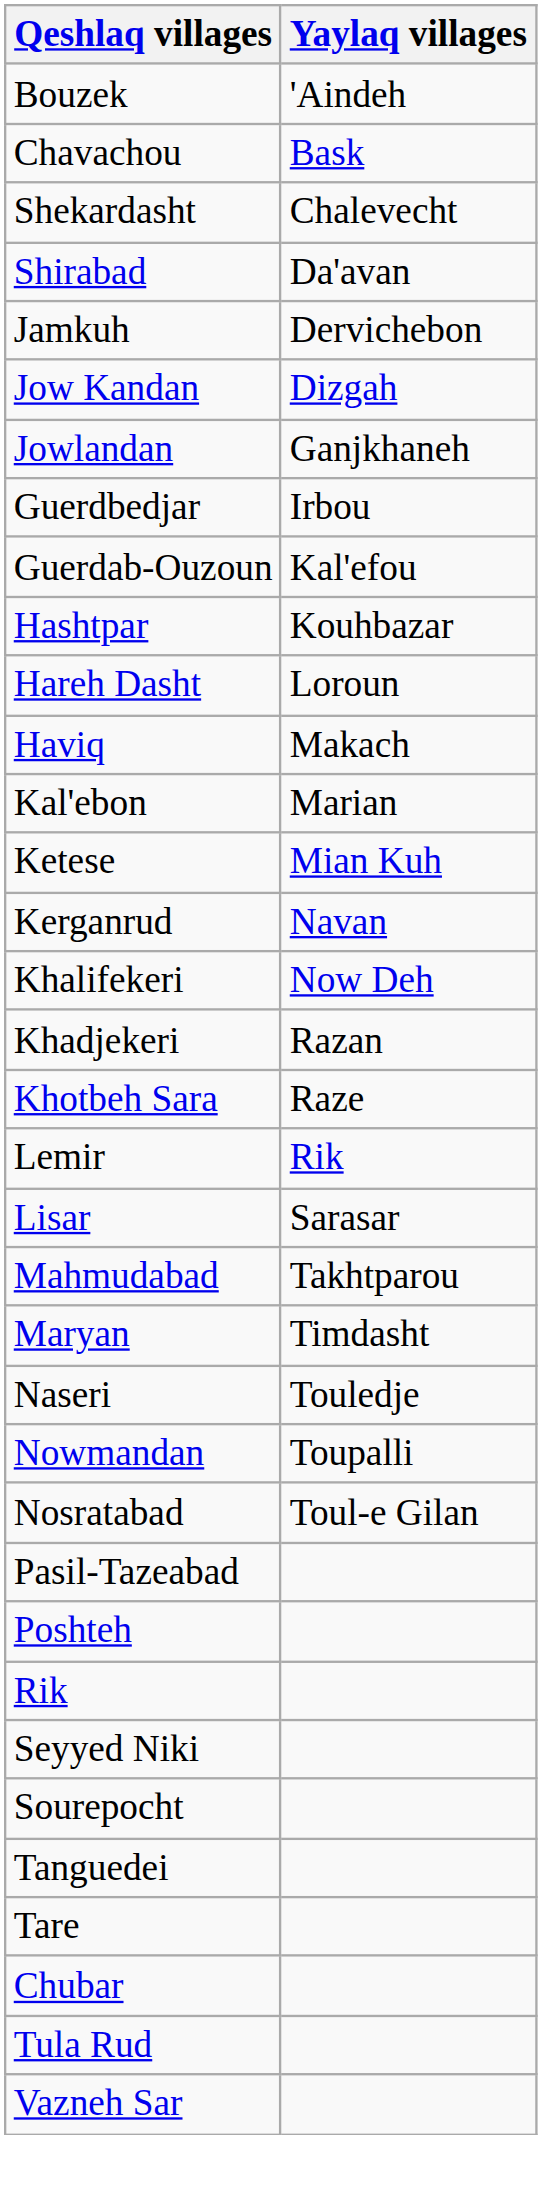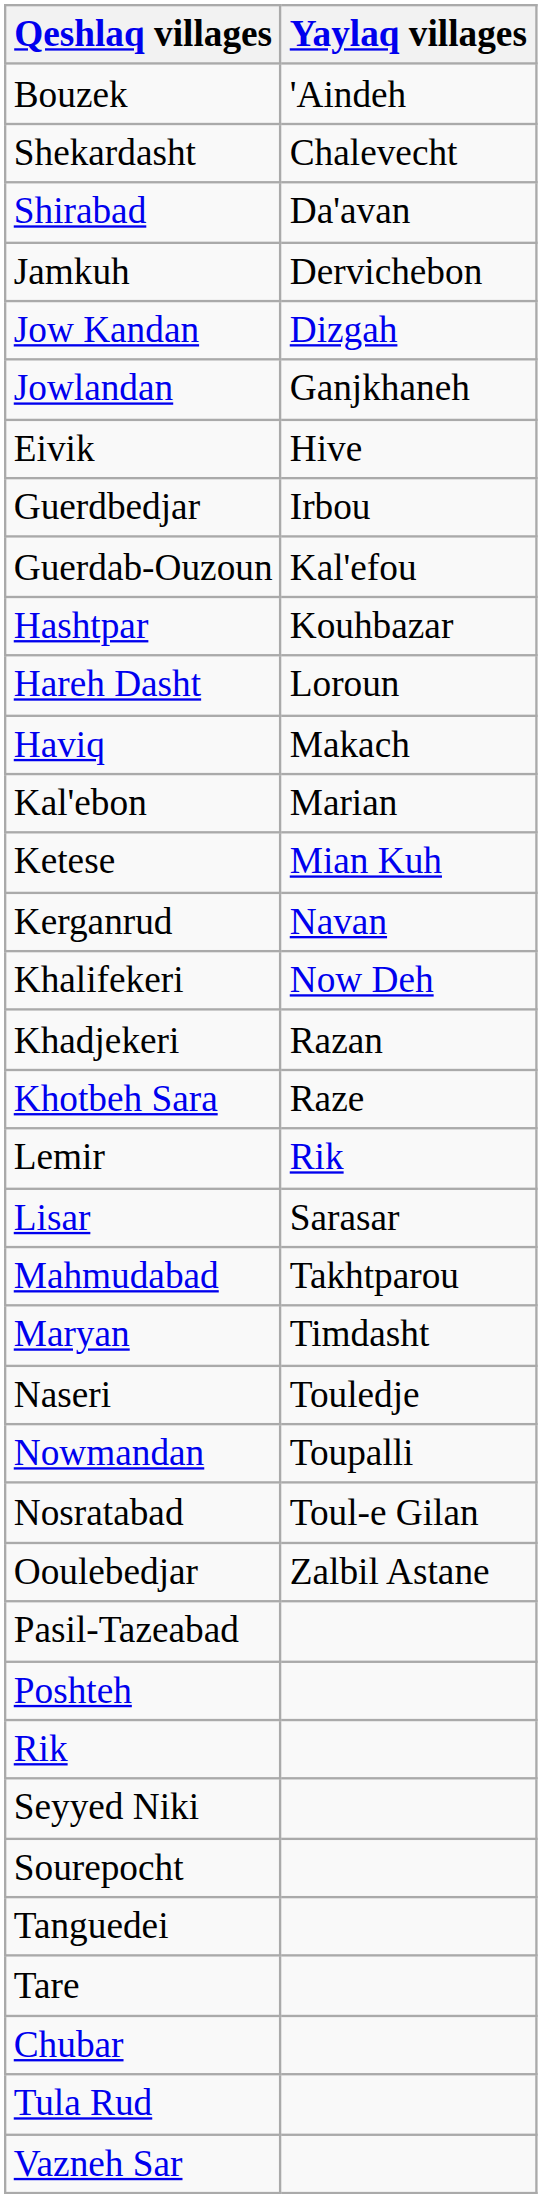- row: (98, 152)
+ row: (54, 447)
+ row: (106, 1571)
